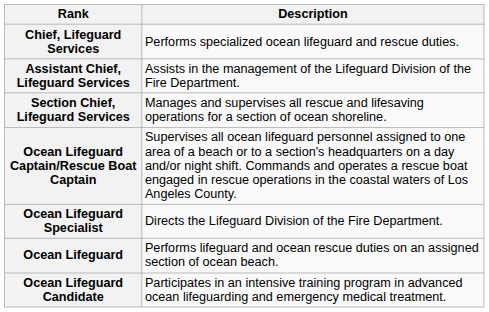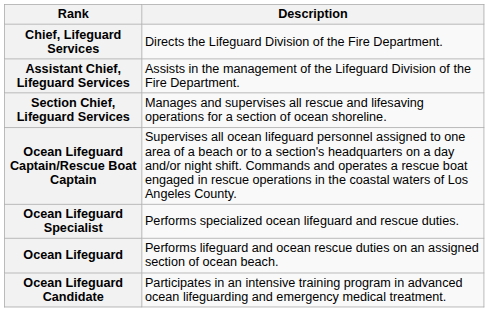(302, 41) Performs specialized ocean lifeguard and rescue duties. -> (294, 41) Directs the Lifeguard Division of the Fire Department.
(294, 221) Directs the Lifeguard Division of the Fire Department. -> (302, 221) Performs specialized ocean lifeguard and rescue duties.
